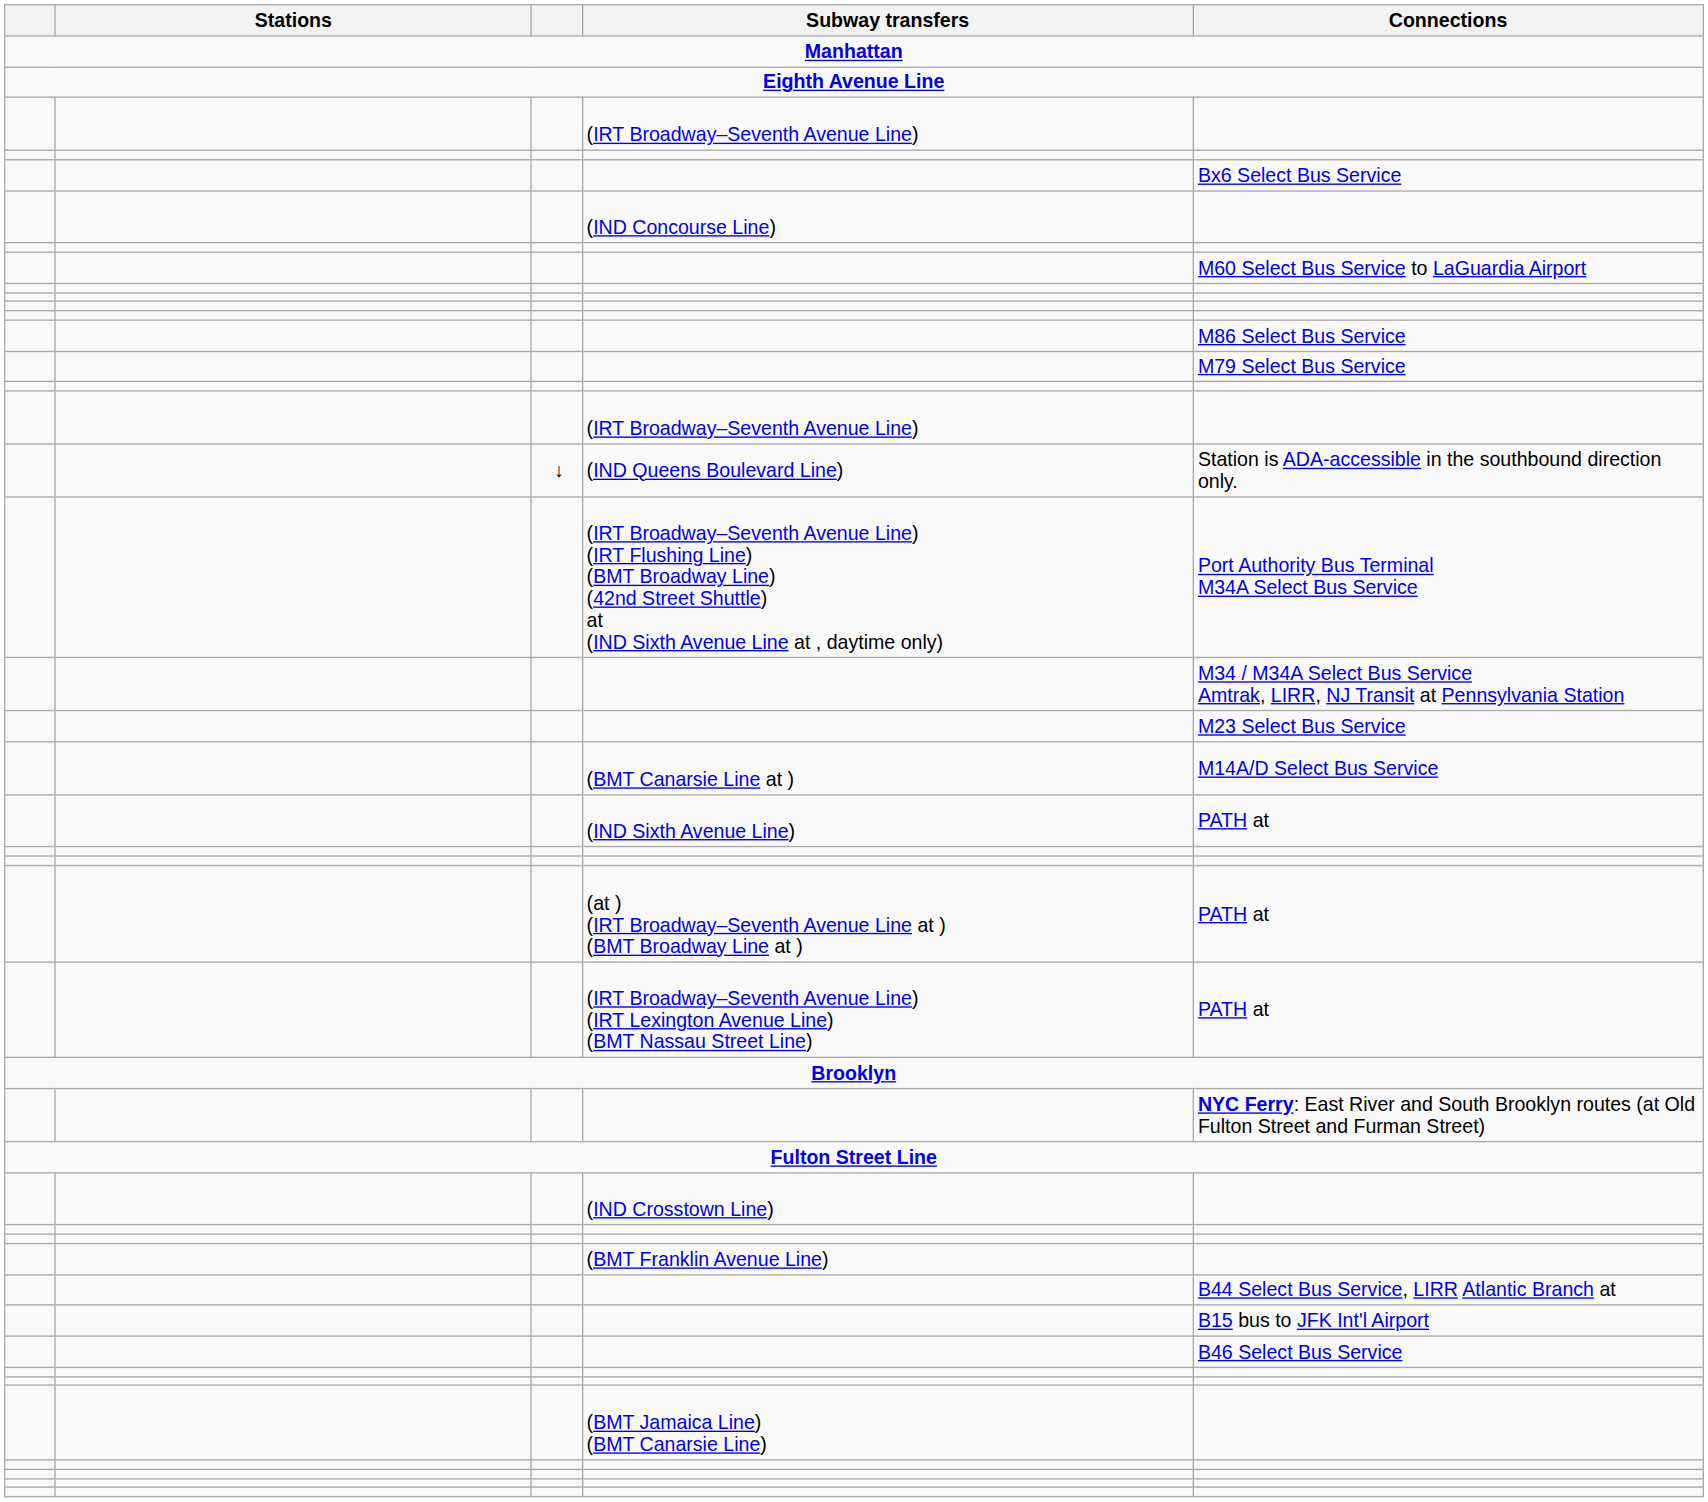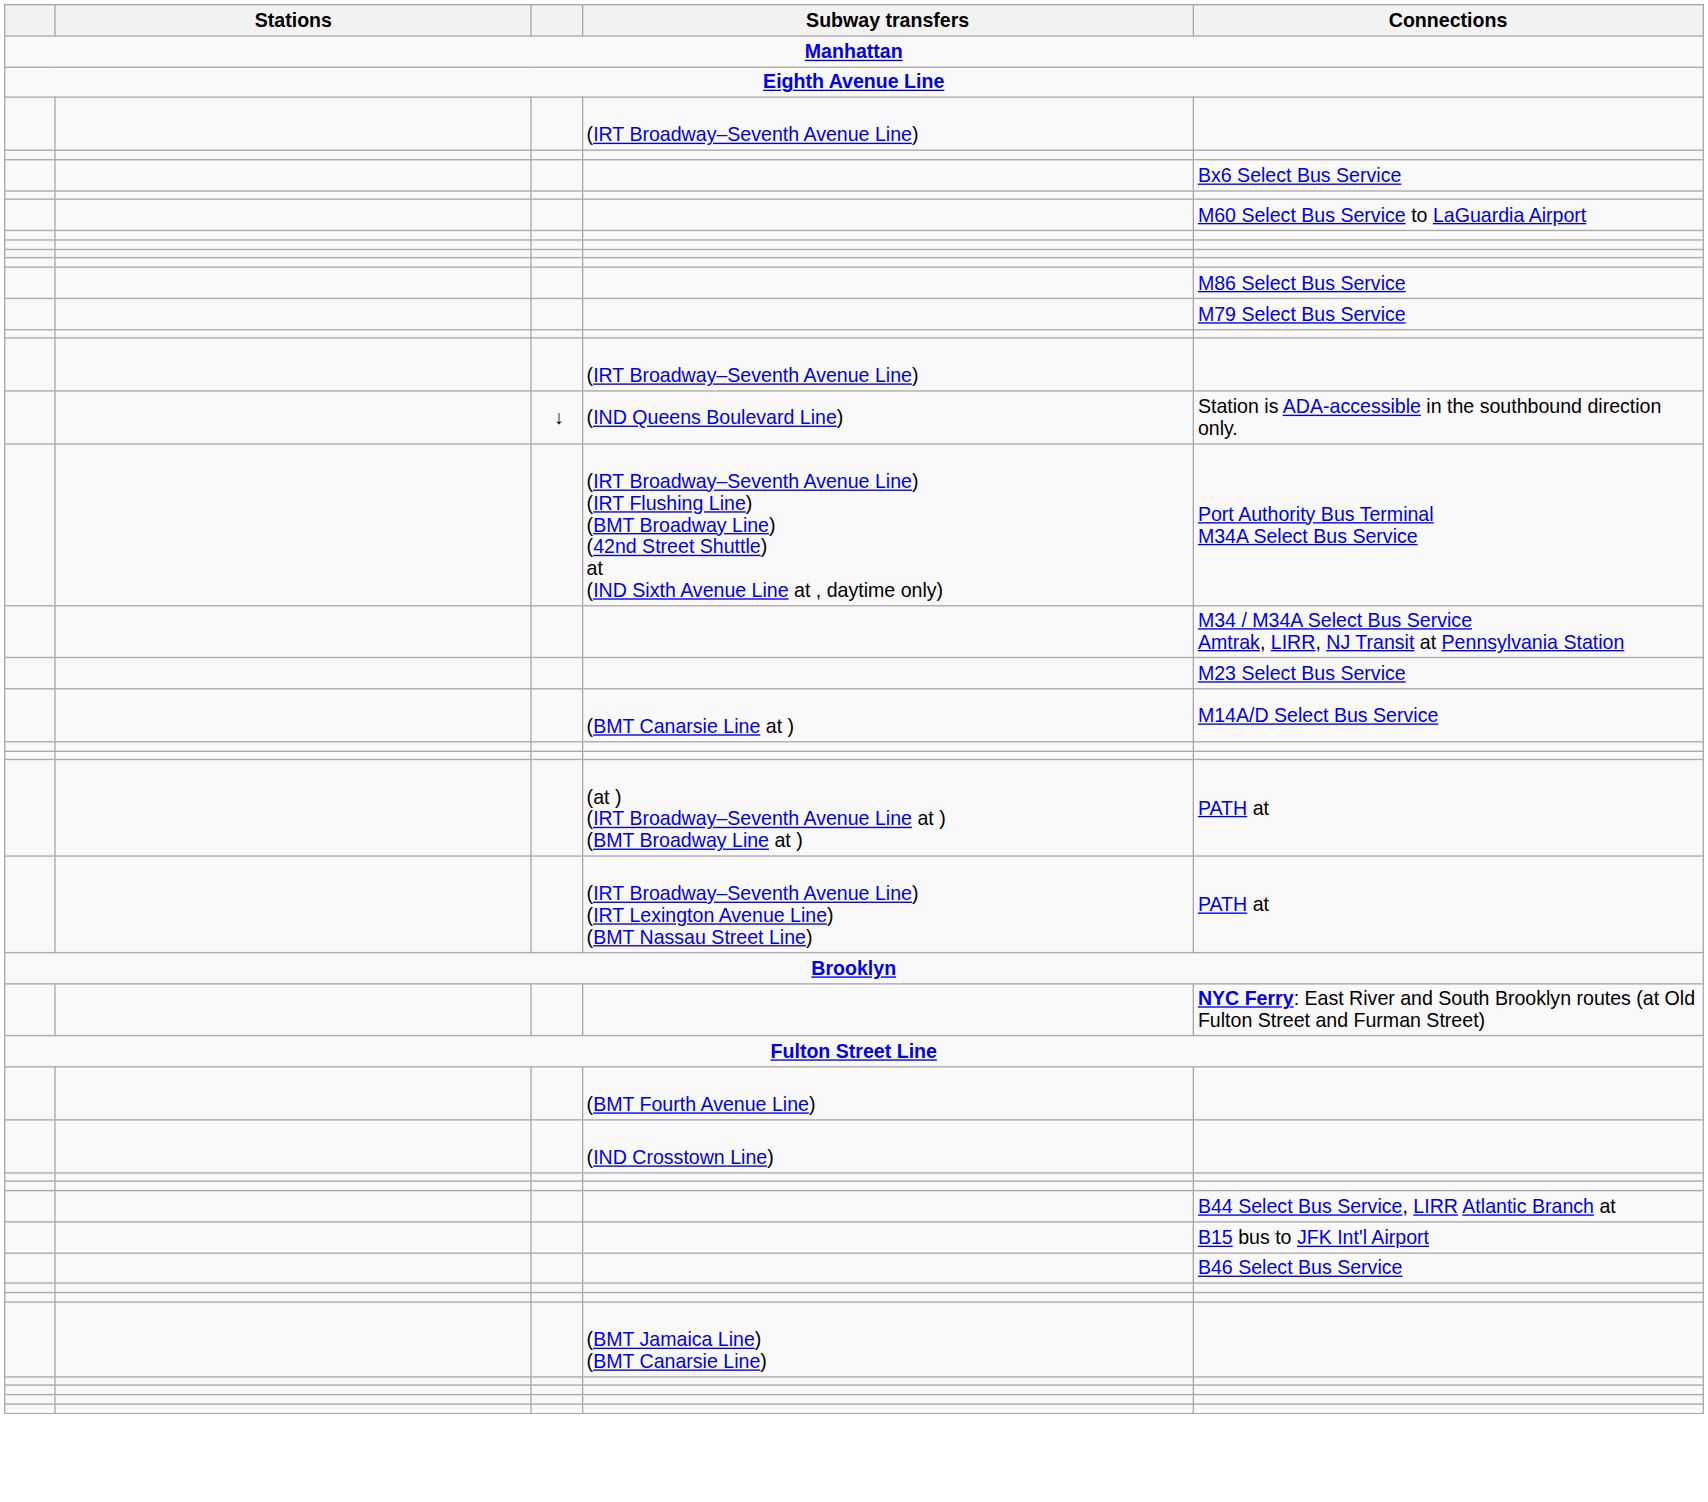- row: (557, 217)
- row: (557, 821)
+ row: (557, 1094)
- row: (557, 1259)
